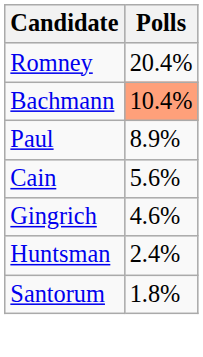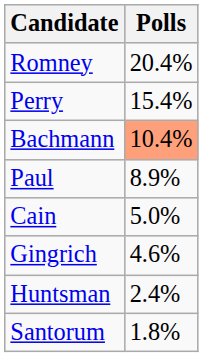+ row: (37, 100)
(155, 178) 5.6% -> (155, 216) 5.0%
